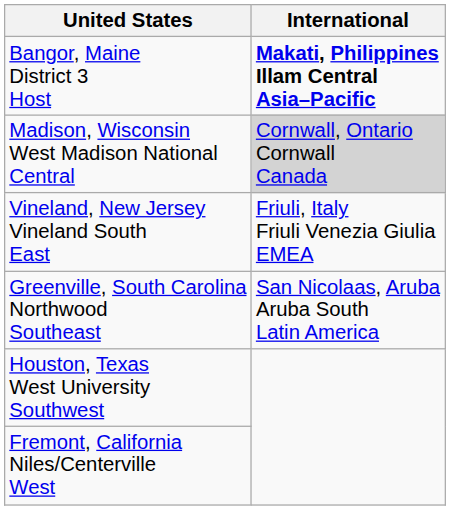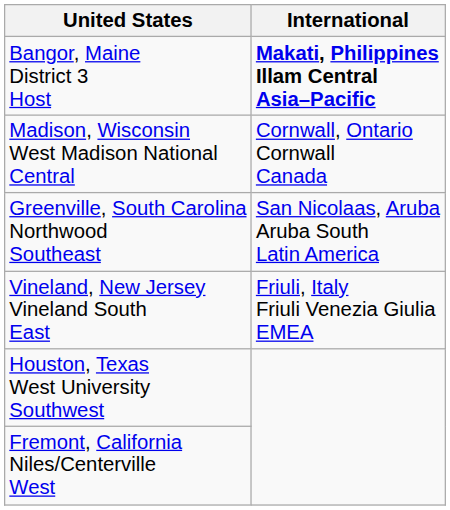(334, 153) lightgrey background -> (334, 153) no background
rows swapped: (107, 231) <-> (128, 309)
